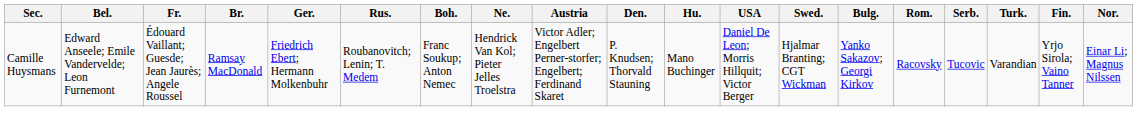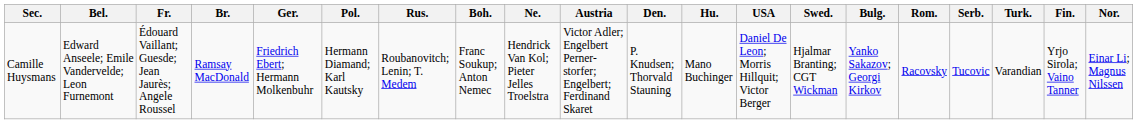+ column: (350, 13)
